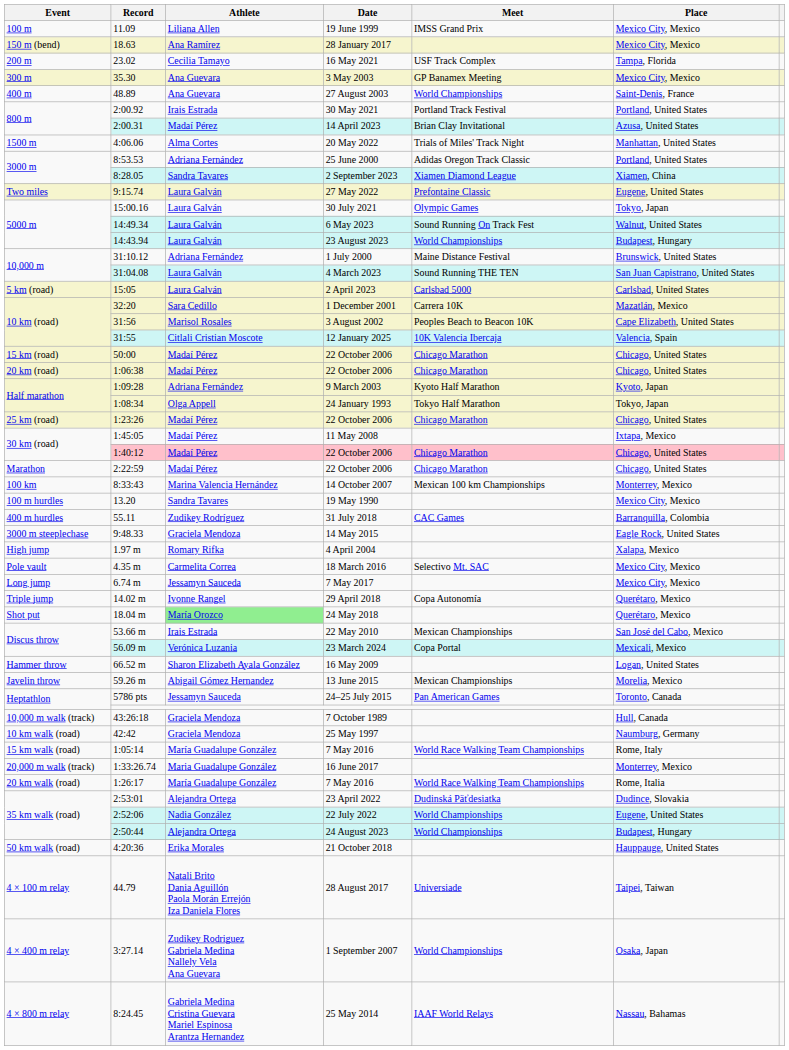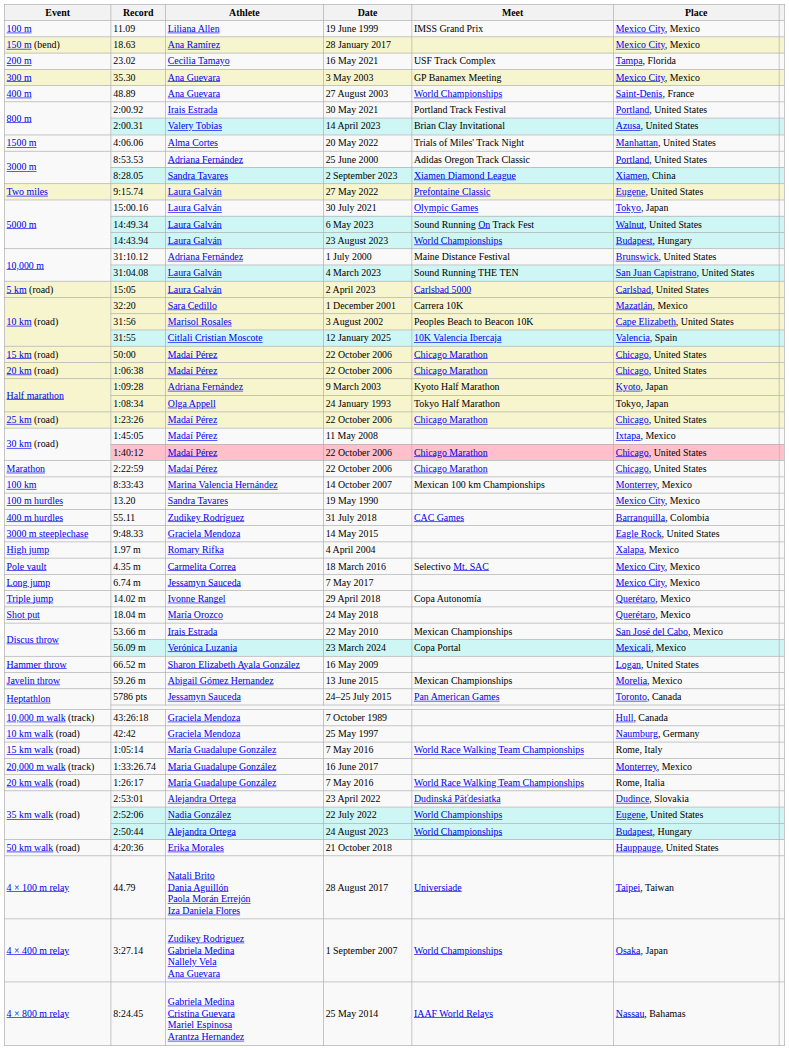(193, 126) Madaí Pérez -> (195, 126) Valery Tobias
(195, 615) lightgreen background -> (195, 615) no background
